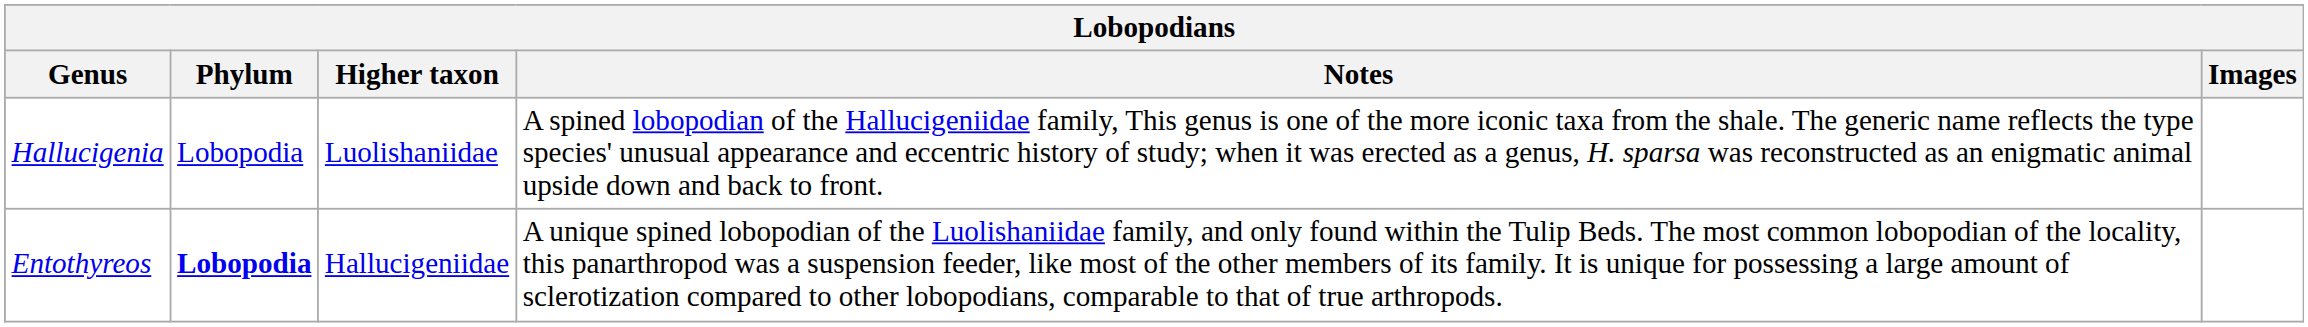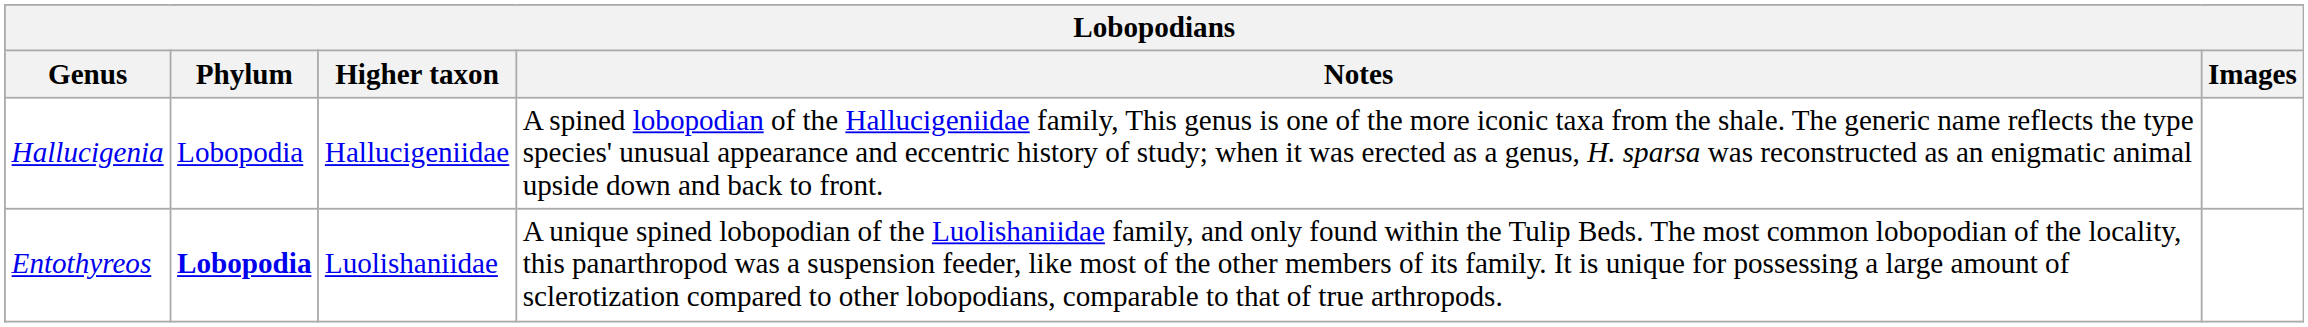(411, 152) Luolishaniidae -> (417, 152) Hallucigeniidae
(417, 264) Hallucigeniidae -> (411, 264) Luolishaniidae
